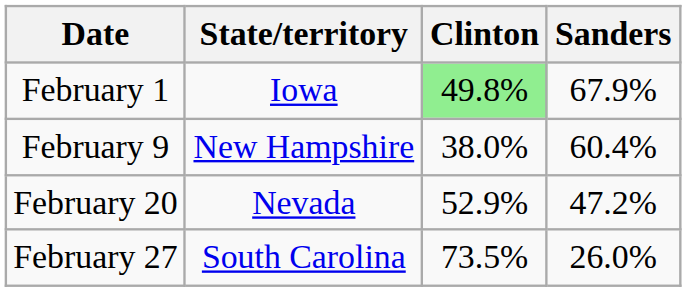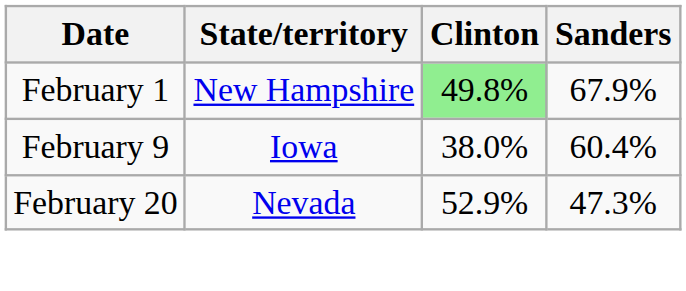(304, 90) Iowa -> (304, 90) New Hampshire
(304, 145) New Hampshire -> (304, 145) Iowa
(613, 201) 47.2% -> (613, 201) 47.3%
- row: (95, 257)
